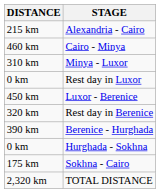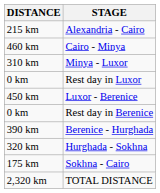(23, 113) 320 km -> (17, 113) 0 km
(17, 146) 0 km -> (23, 146) 320 km
